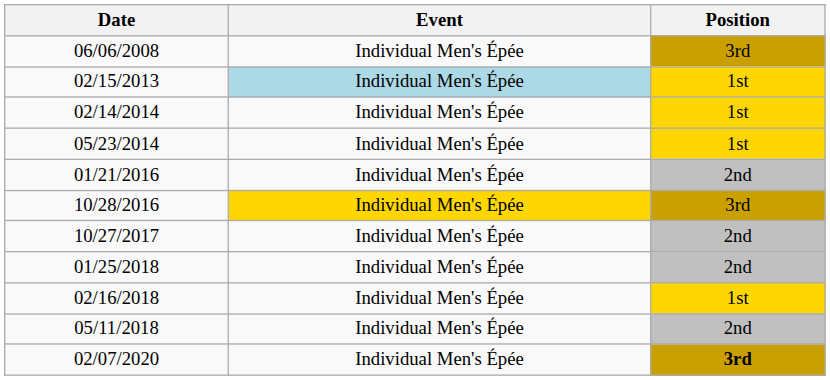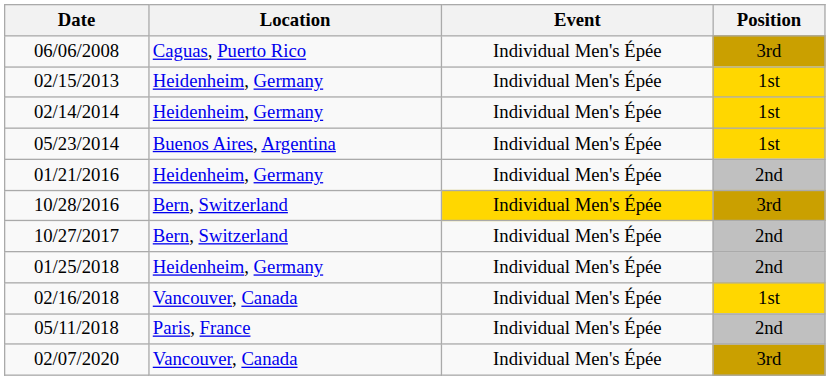+ column: (295, 20)
(440, 82) lightblue background -> (577, 82) no background
(738, 359) bold -> (769, 359) normal
